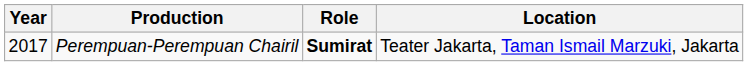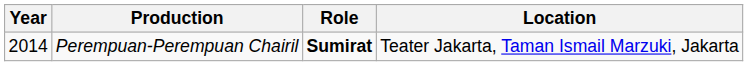(28, 46) 2017 -> (28, 46) 2014
